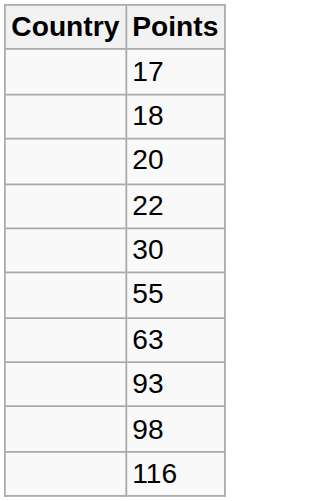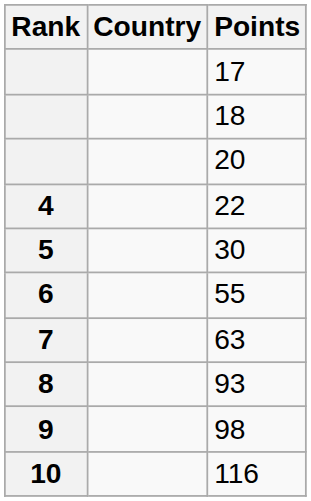+ column: (46, 26)
